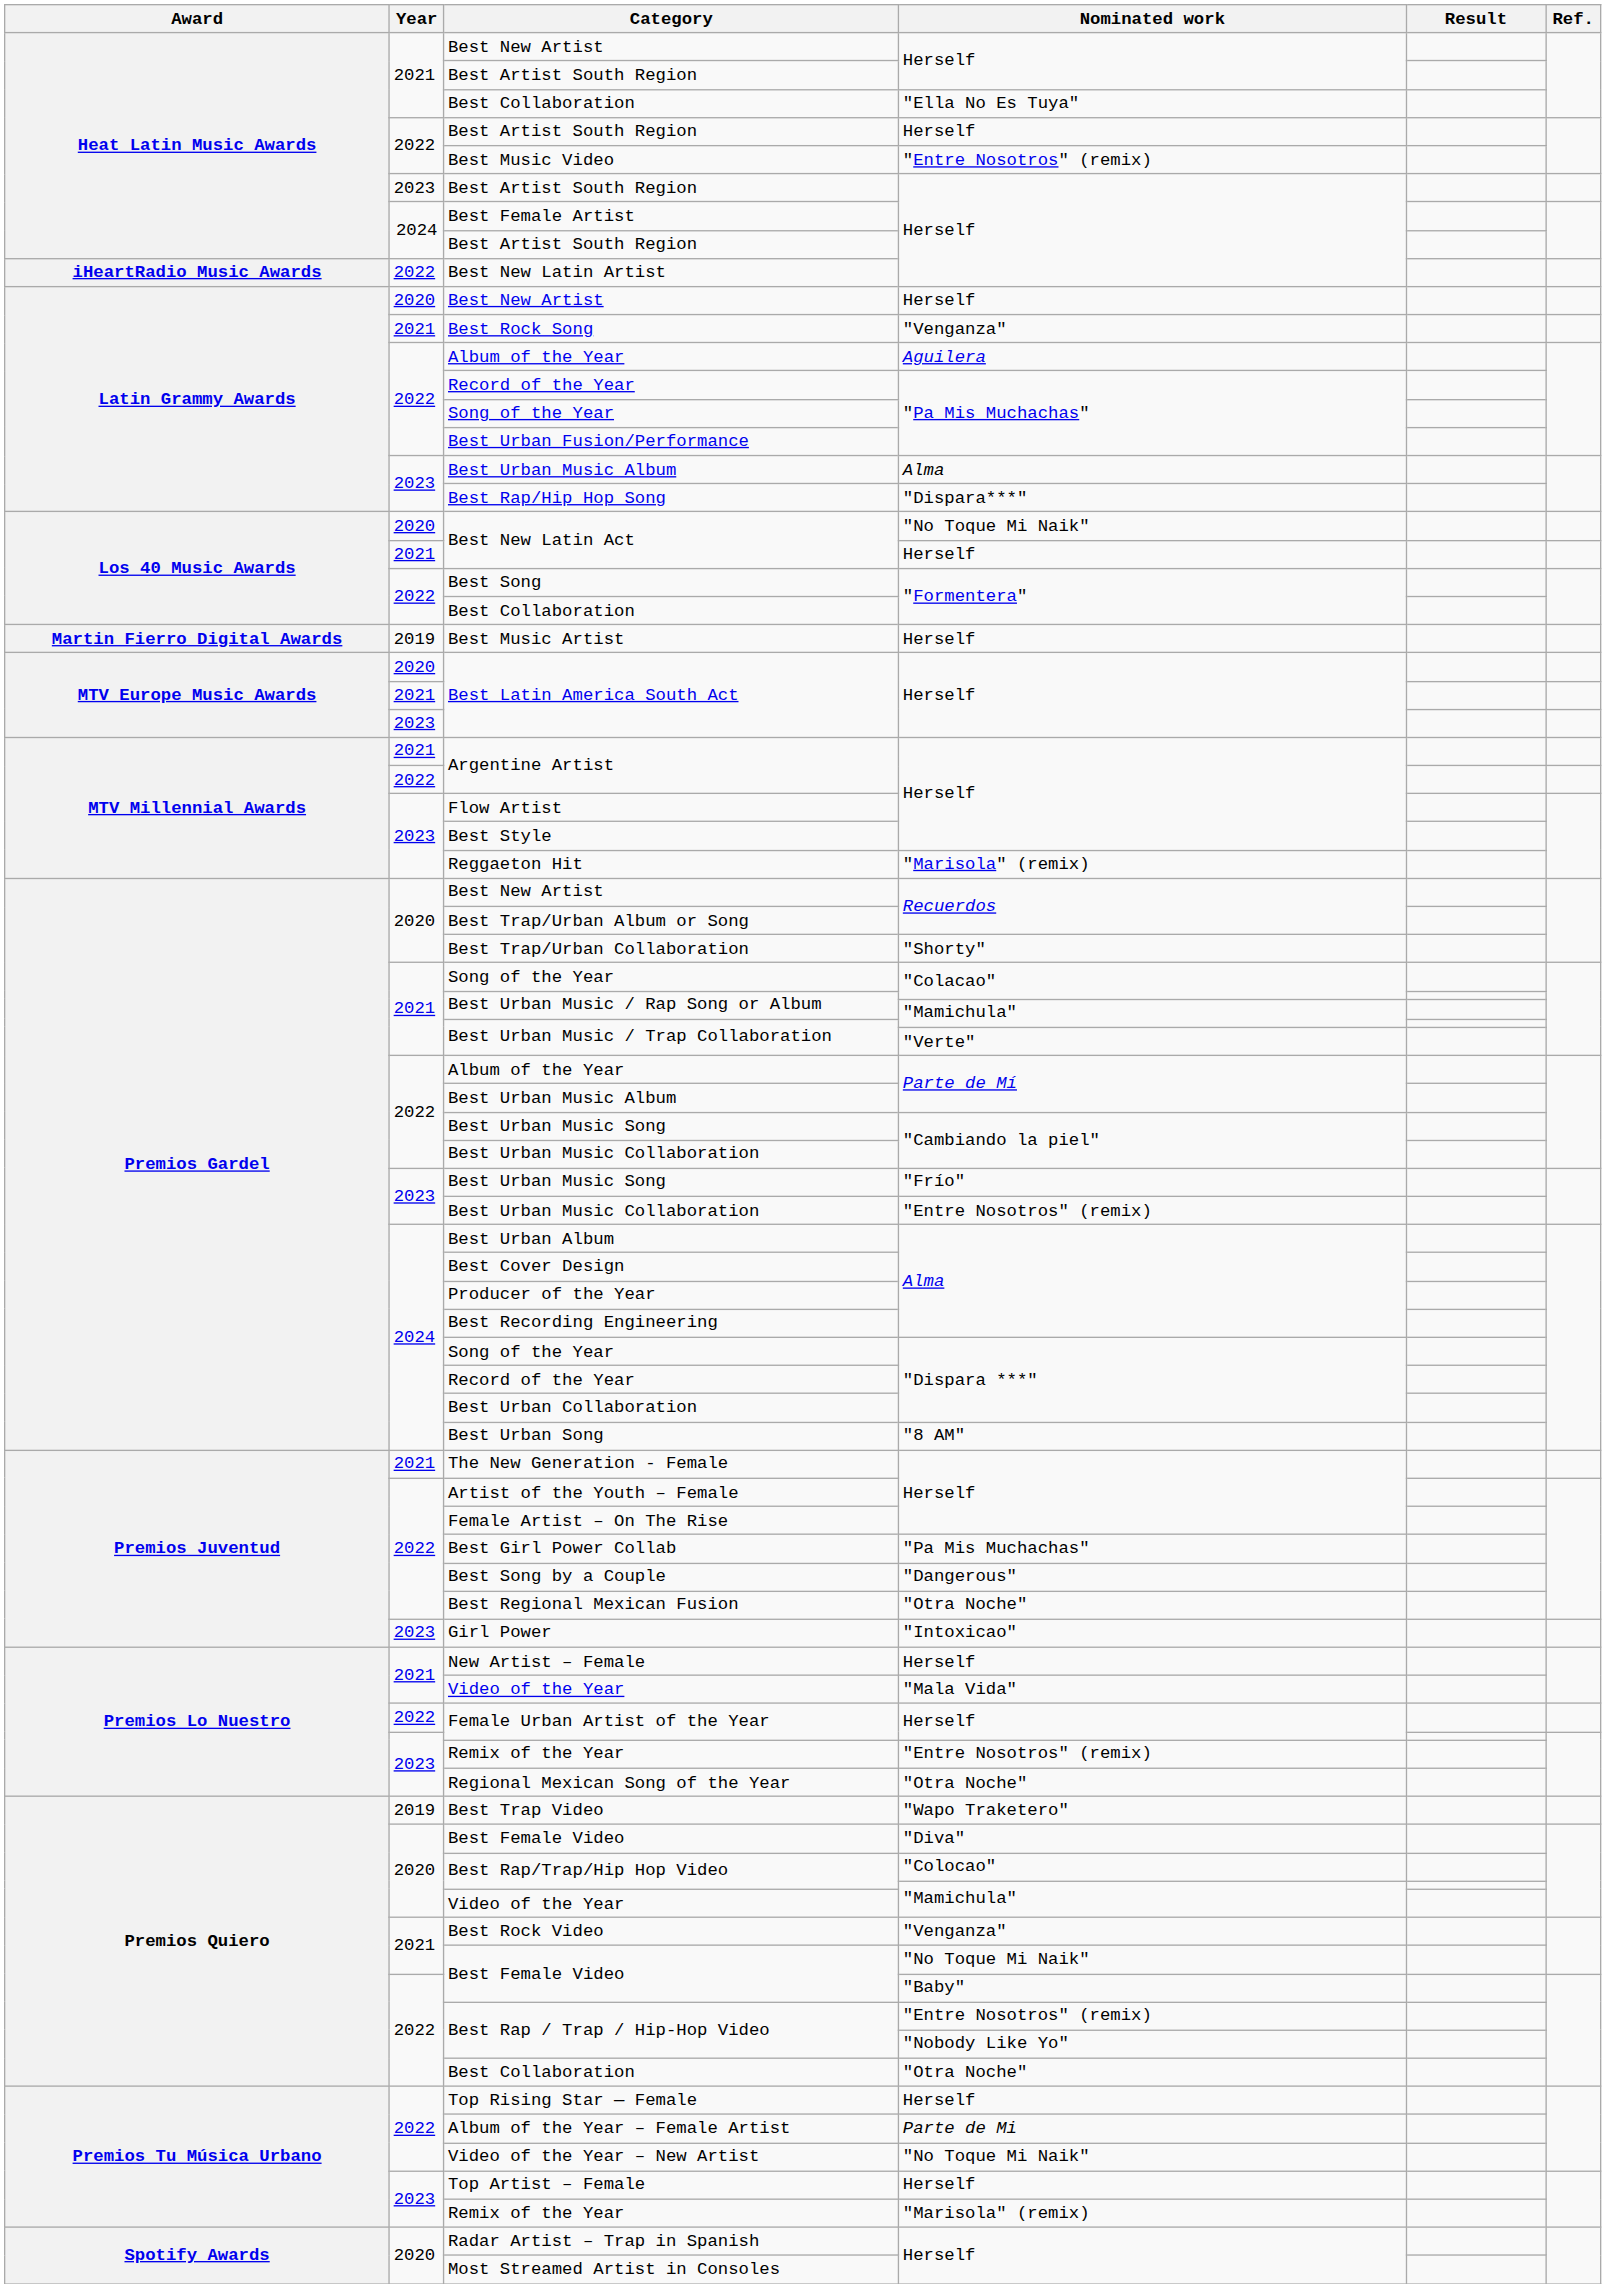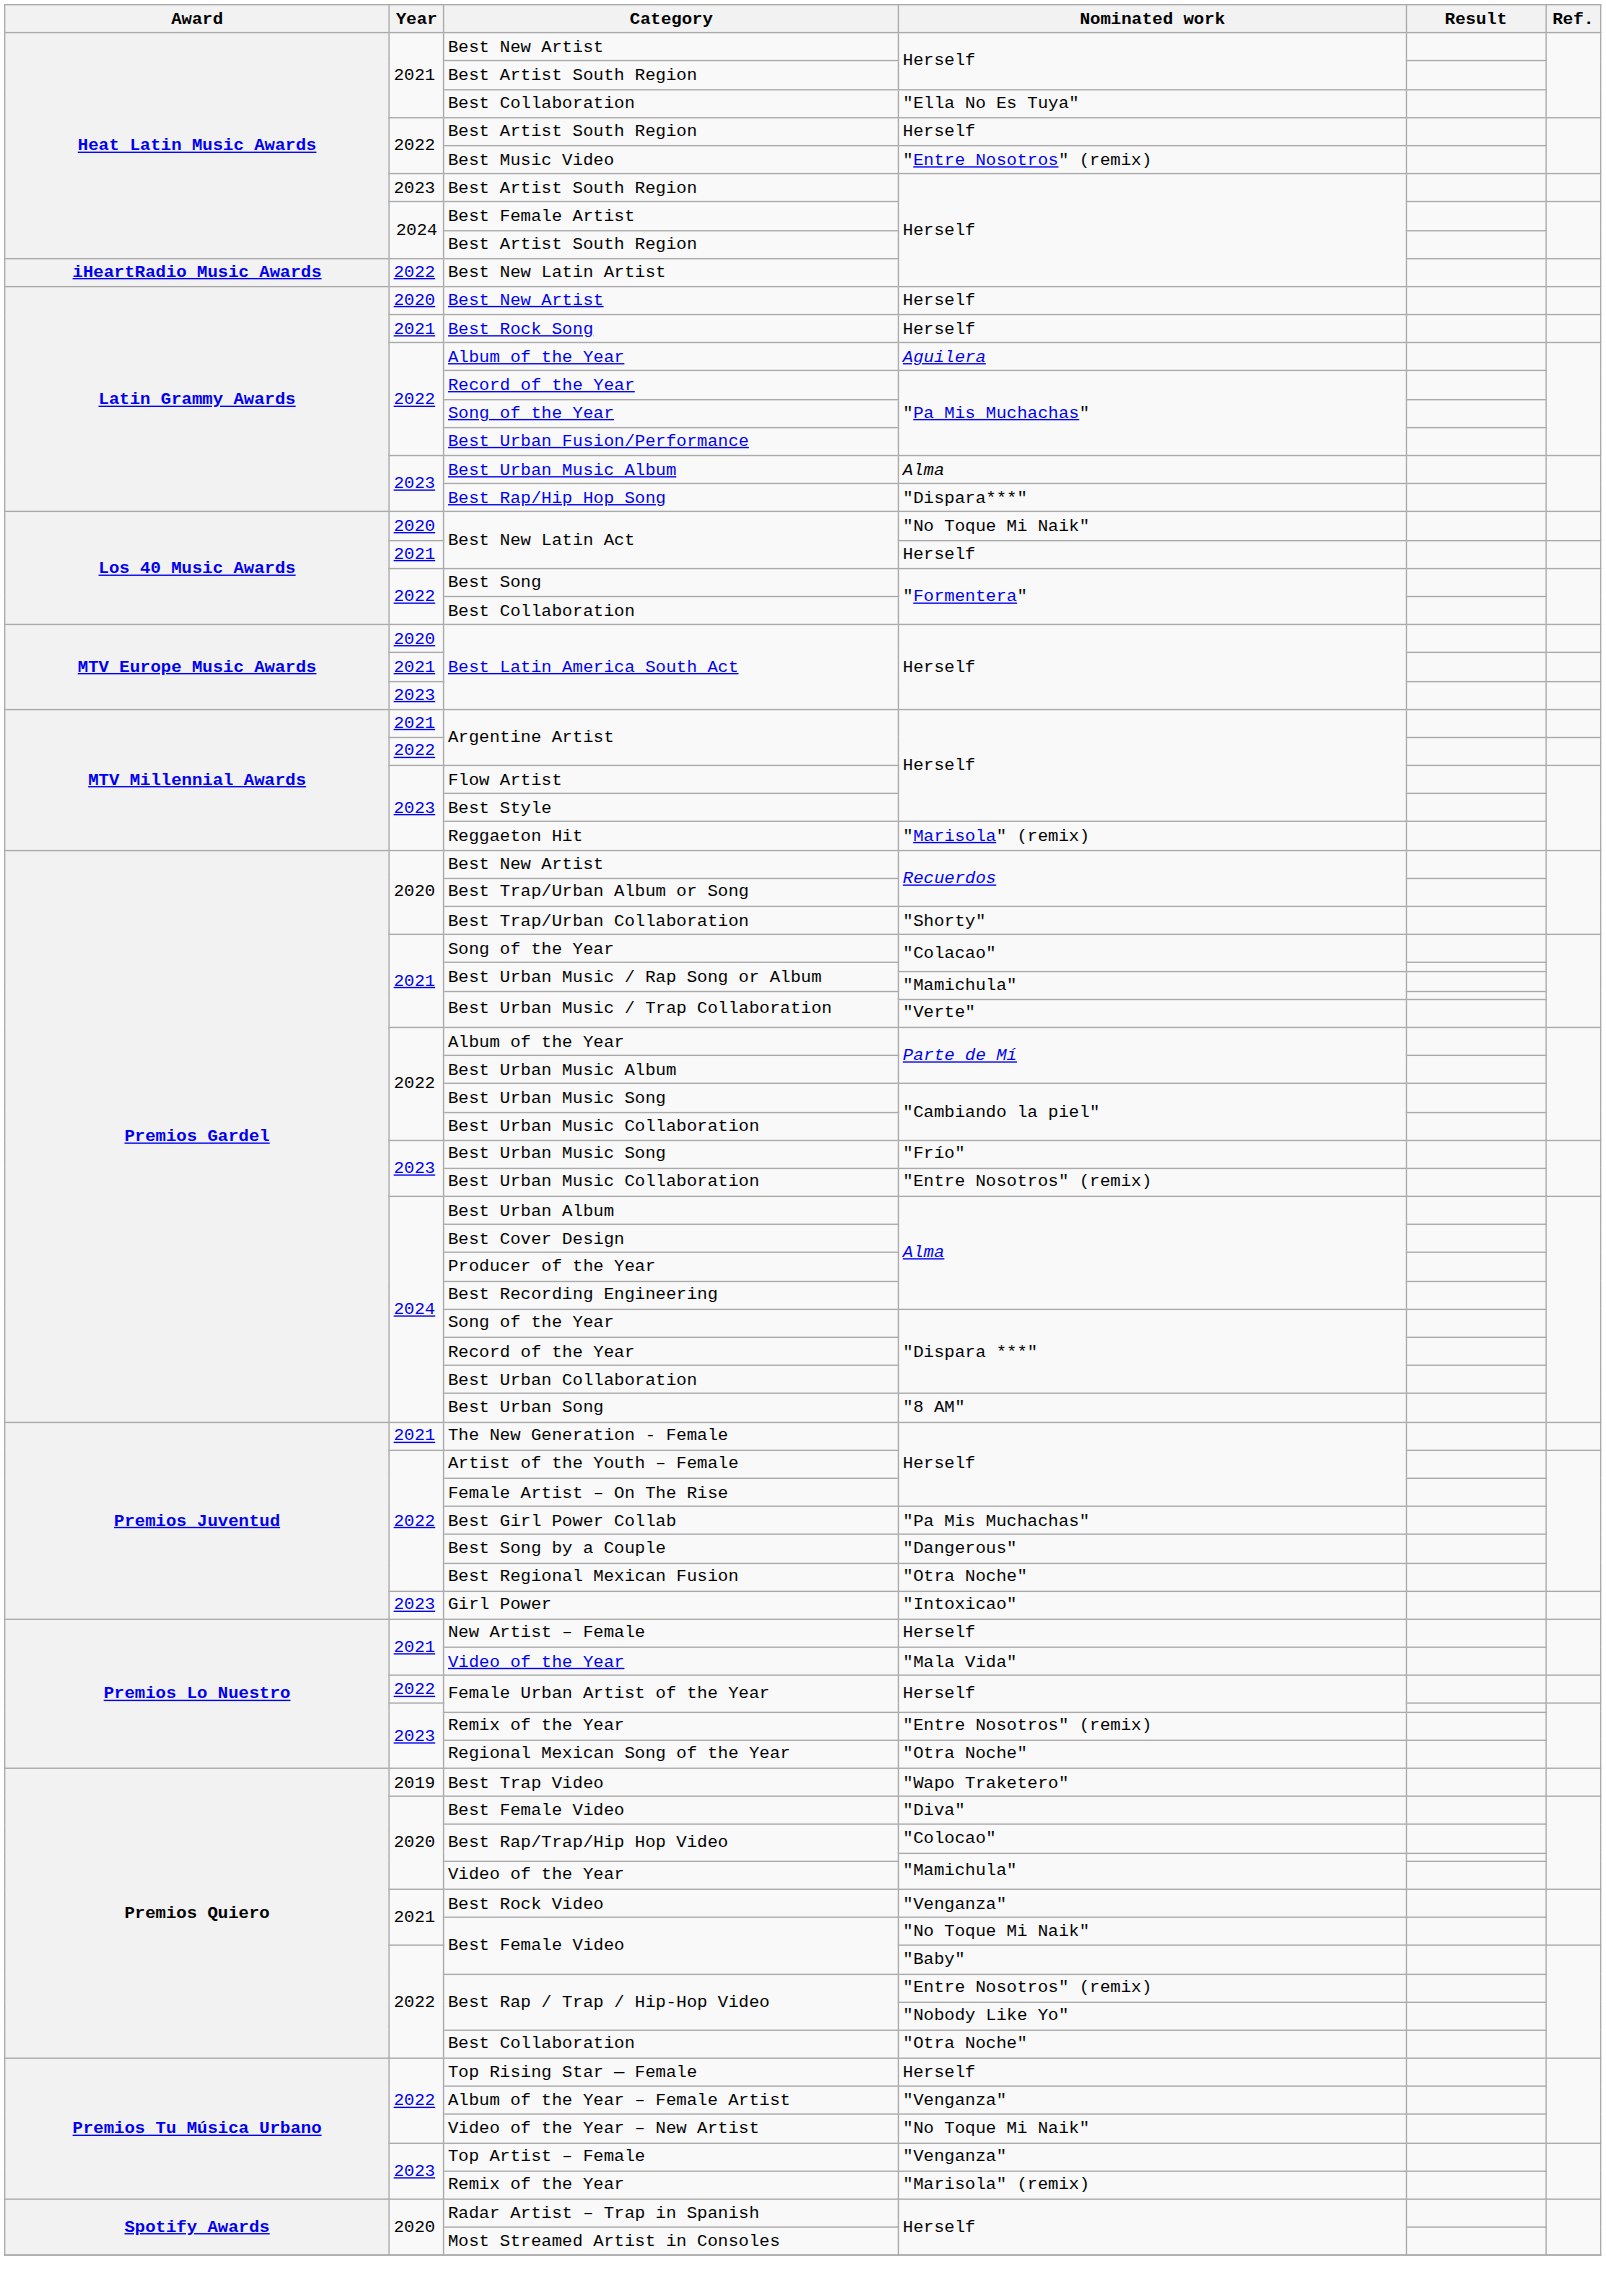(955, 329) "Venganza" -> (939, 329) Herself
- row: (414, 639)
(960, 2129) Parte de Mi -> (955, 2101) "Venganza"
(939, 2185) Herself -> (955, 2157) "Venganza"
